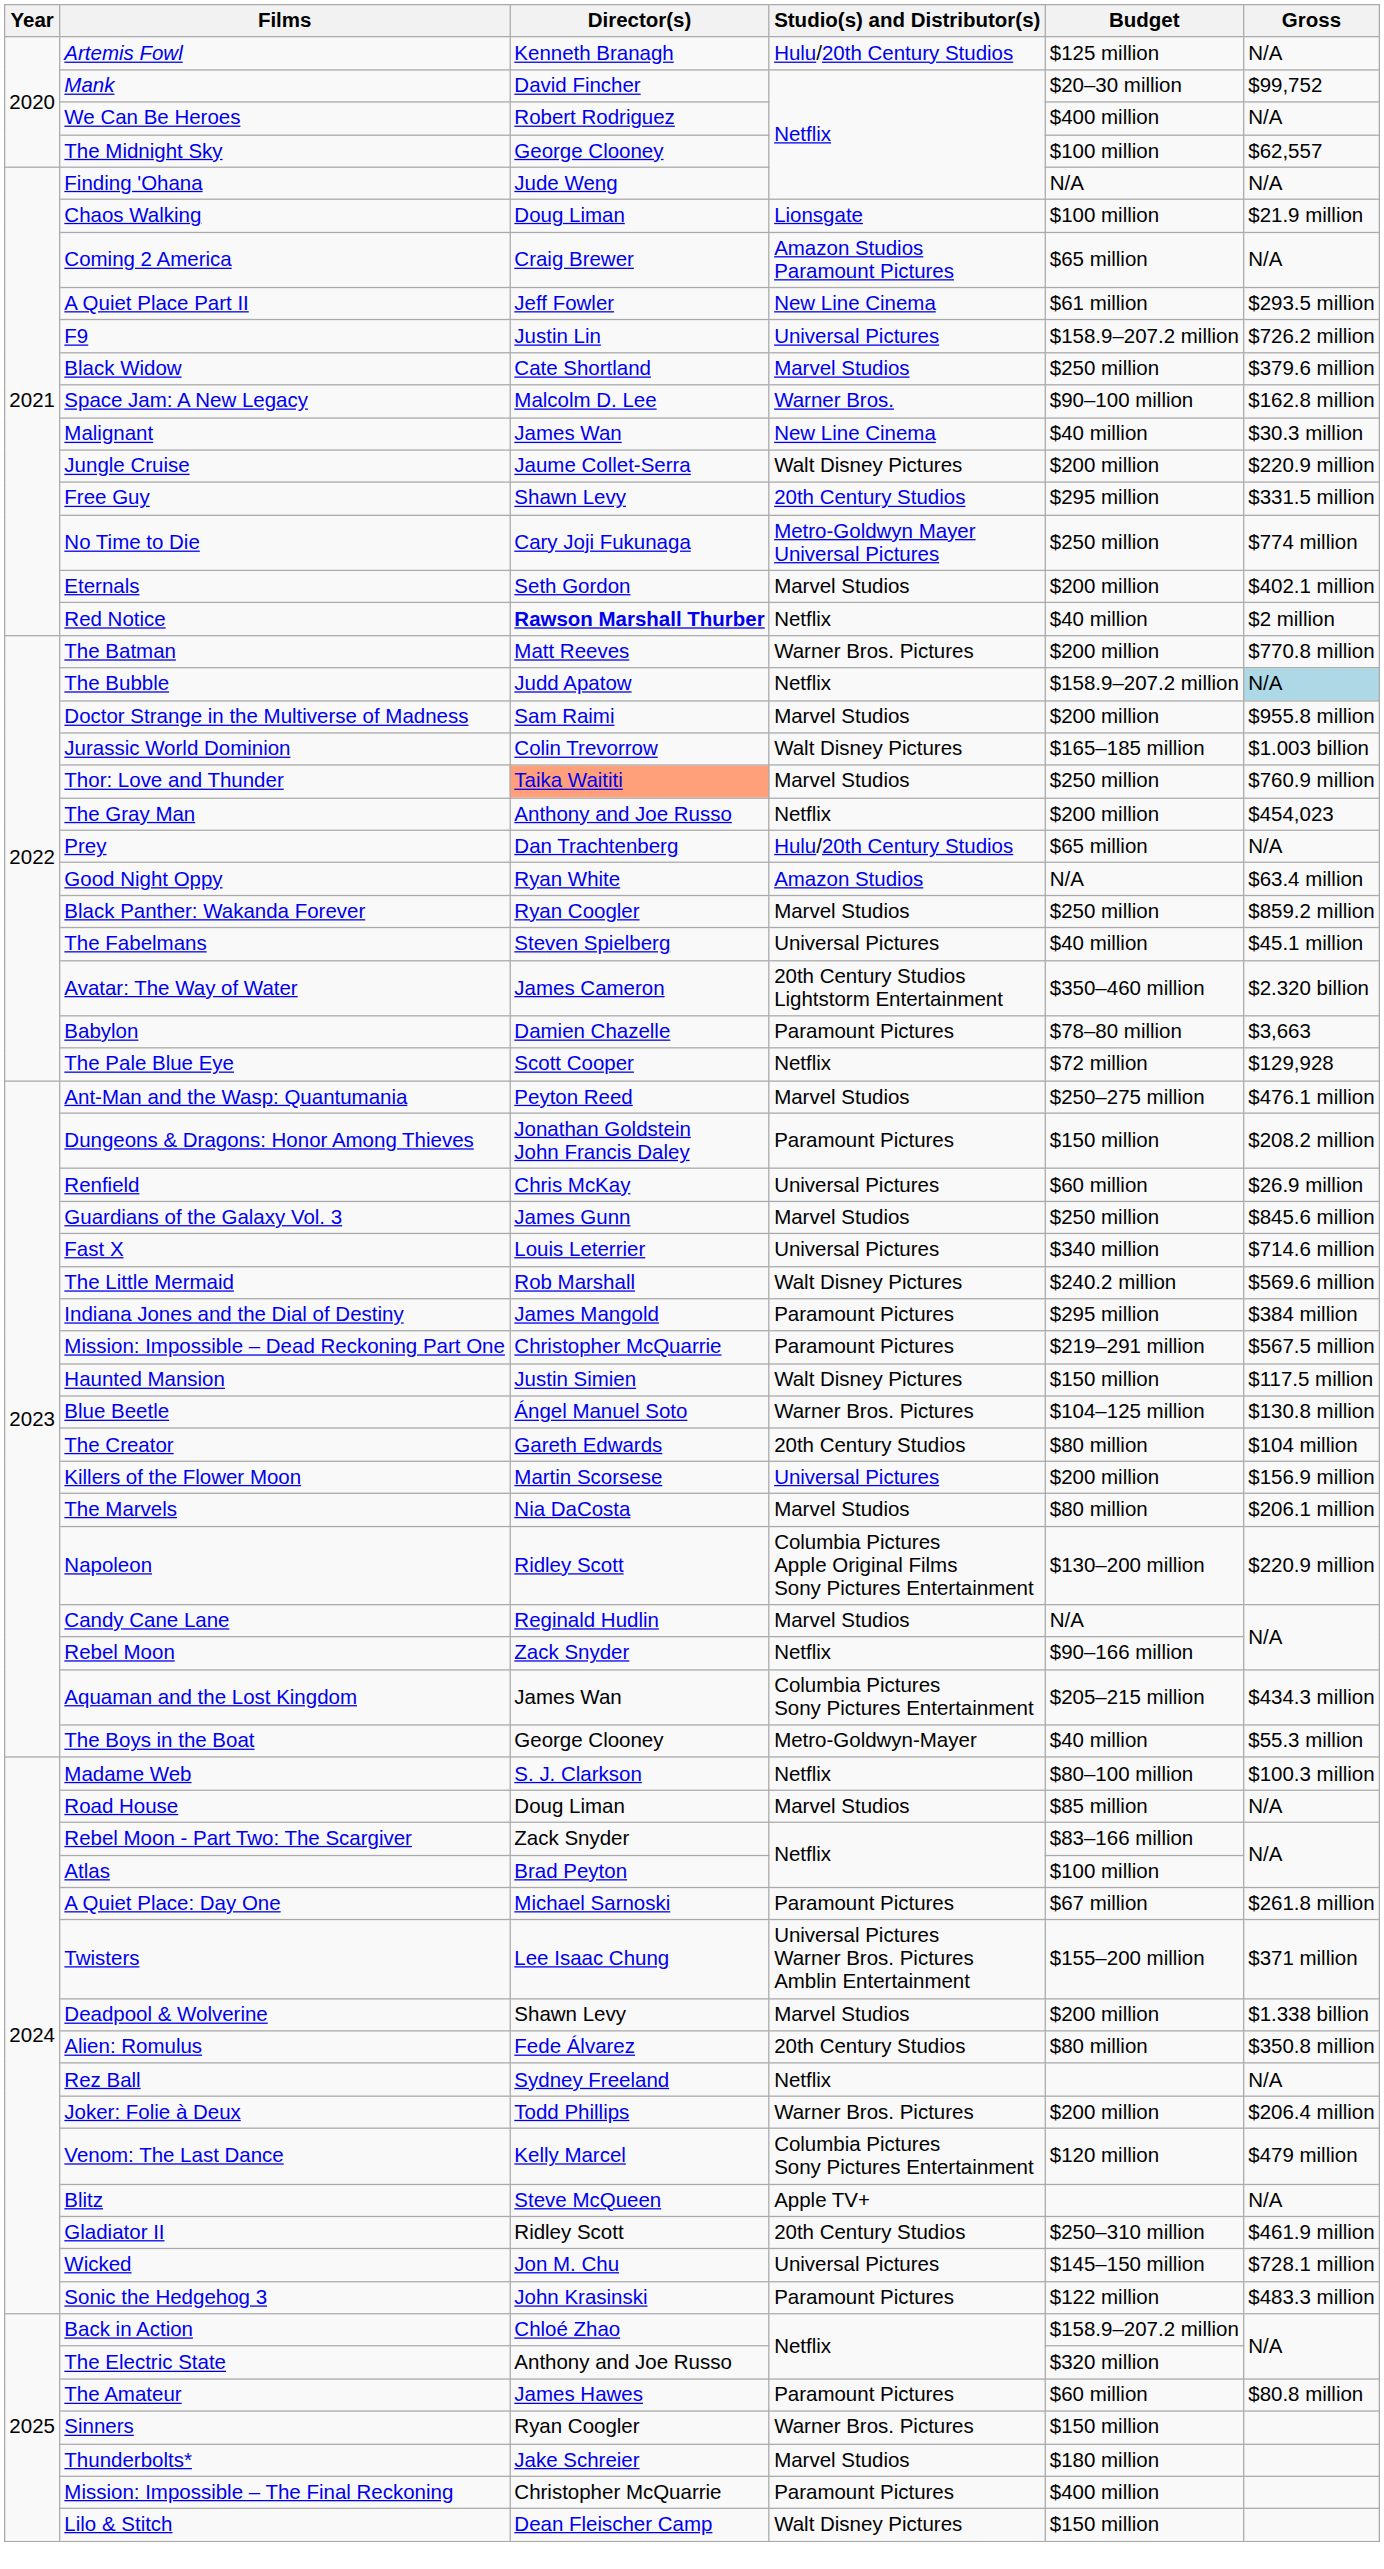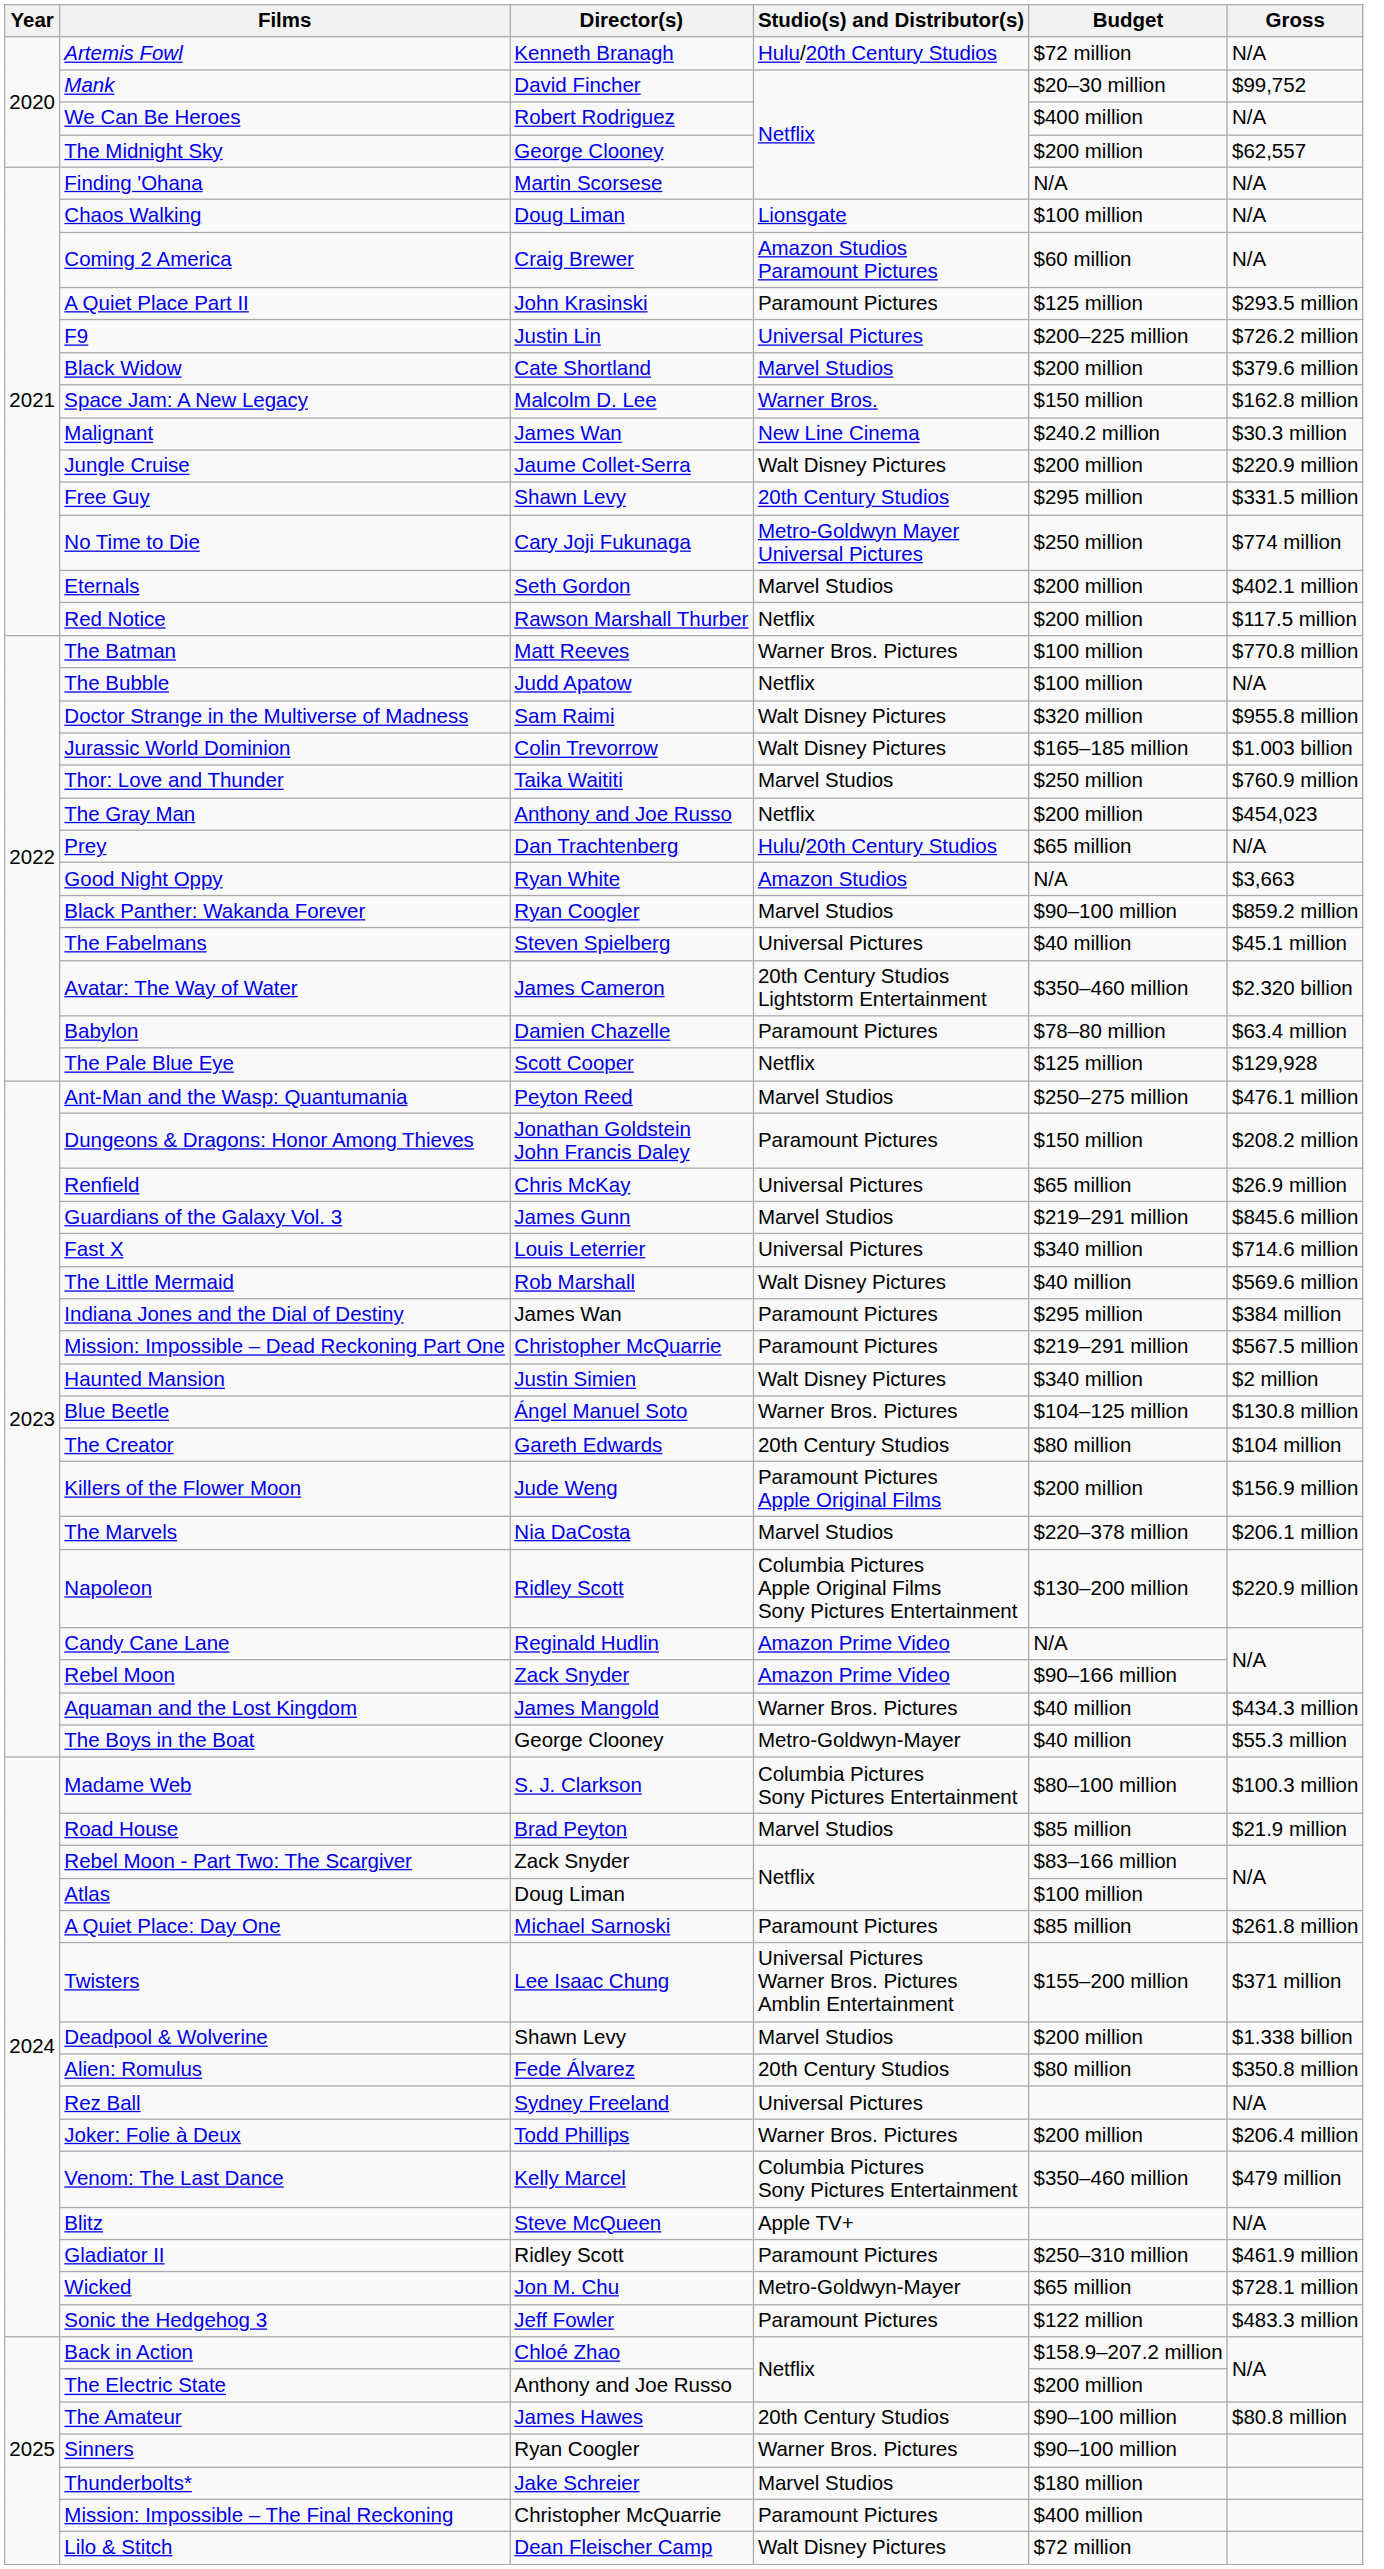(1104, 53) $125 million -> (1082, 53) $72 million
(1104, 150) $100 million -> (1088, 150) $200 million
(566, 183) Jude Weng -> (588, 183) Martin Scorsese
(1306, 215) $21.9 million -> (1249, 215) N/A
(1099, 259) $65 million -> (1082, 259) $60 million
(564, 303) Jeff Fowler -> (581, 303) John Krasinski
(855, 303) New Line Cinema -> (848, 303) Paramount Pictures
(1099, 303) $61 million -> (1088, 303) $125 million
(1144, 336) $158.9–207.2 million -> (1111, 336) $200–225 million
(1104, 368) $250 million -> (1088, 368) $200 million
(1122, 401) $90–100 million -> (1088, 401) $150 million
(1099, 433) $40 million -> (1097, 433) $240.2 million
(640, 618) bold -> (631, 618) normal
(1099, 618) $40 million -> (1088, 618) $200 million
(1292, 618) $2 million -> (1294, 618) $117.5 million
(1104, 651) $200 million -> (1088, 651) $100 million
(1144, 683) $158.9–207.2 million -> (1088, 683) $100 million
(1265, 683) lightblue background -> (1249, 683) no background
(842, 716) Marvel Studios -> (852, 716) Walt Disney Pictures
(1104, 716) $200 million -> (1088, 716) $320 million
(569, 781) lightsalmon background -> (569, 781) no background
(1306, 878) $63.4 million -> (1263, 878) $3,663
(1104, 911) $250 million -> (1105, 911) $90–100 million
(1280, 1031) $3,663 -> (1289, 1031) $63.4 million
(1099, 1064) $72 million -> (1088, 1064) $125 million
(1099, 1184) $60 million -> (1082, 1184) $65 million
(1104, 1217) $250 million -> (1111, 1217) $219–291 million
(1113, 1282) $240.2 million -> (1082, 1282) $40 million
(587, 1314) James Mangold -> (568, 1314) James Wan
(1104, 1379) $150 million -> (1088, 1379) $340 million
(1311, 1379) $117.5 million -> (1275, 1379) $2 million
(588, 1477) Martin Scorsese -> (566, 1488) Jude Weng
(857, 1477) Universal Pictures -> (849, 1488) Paramount Pictures Apple Original Films
(1099, 1509) $80 million -> (1111, 1532) $220–378 million
(842, 1620) Marvel Studios -> (854, 1643) Amazon Prime Video
(803, 1653) Netflix -> (854, 1676) Amazon Prime Video
(568, 1697) James Wan -> (587, 1708) James Mangold
(904, 1697) Columbia Pictures Sony Pictures Entertainment -> (858, 1708) Warner Bros. Pictures
(1127, 1697) $205–215 million -> (1082, 1708) $40 million
(803, 1773) Netflix -> (888, 1785) Columbia Pictures Sony Pictures Entertainment
(570, 1806) Doug Liman -> (571, 1829) Brad Peyton
(1265, 1806) N/A -> (1289, 1829) $21.9 million
(571, 1870) Brad Peyton -> (570, 1894) Doug Liman
(1099, 1903) $67 million -> (1082, 1926) $85 million
(803, 2079) Netflix -> (840, 2102) Universal Pictures
(1104, 2155) $120 million -> (1111, 2178) $350–460 million
(870, 2232) 20th Century Studios -> (848, 2255) Paramount Pictures
(857, 2264) Universal Pictures -> (859, 2287) Metro-Goldwyn-Mayer
(1127, 2264) $145–150 million -> (1082, 2287) $65 million
(581, 2297) John Krasinski -> (564, 2320) Jeff Fowler
(1104, 2362) $320 million -> (1088, 2385) $200 million
(864, 2394) Paramount Pictures -> (854, 2417) 20th Century Studios
(1099, 2394) $60 million -> (1105, 2417) $90–100 million
(1104, 2427) $150 million -> (1105, 2450) $90–100 million
(1104, 2524) $150 million -> (1082, 2547) $72 million
